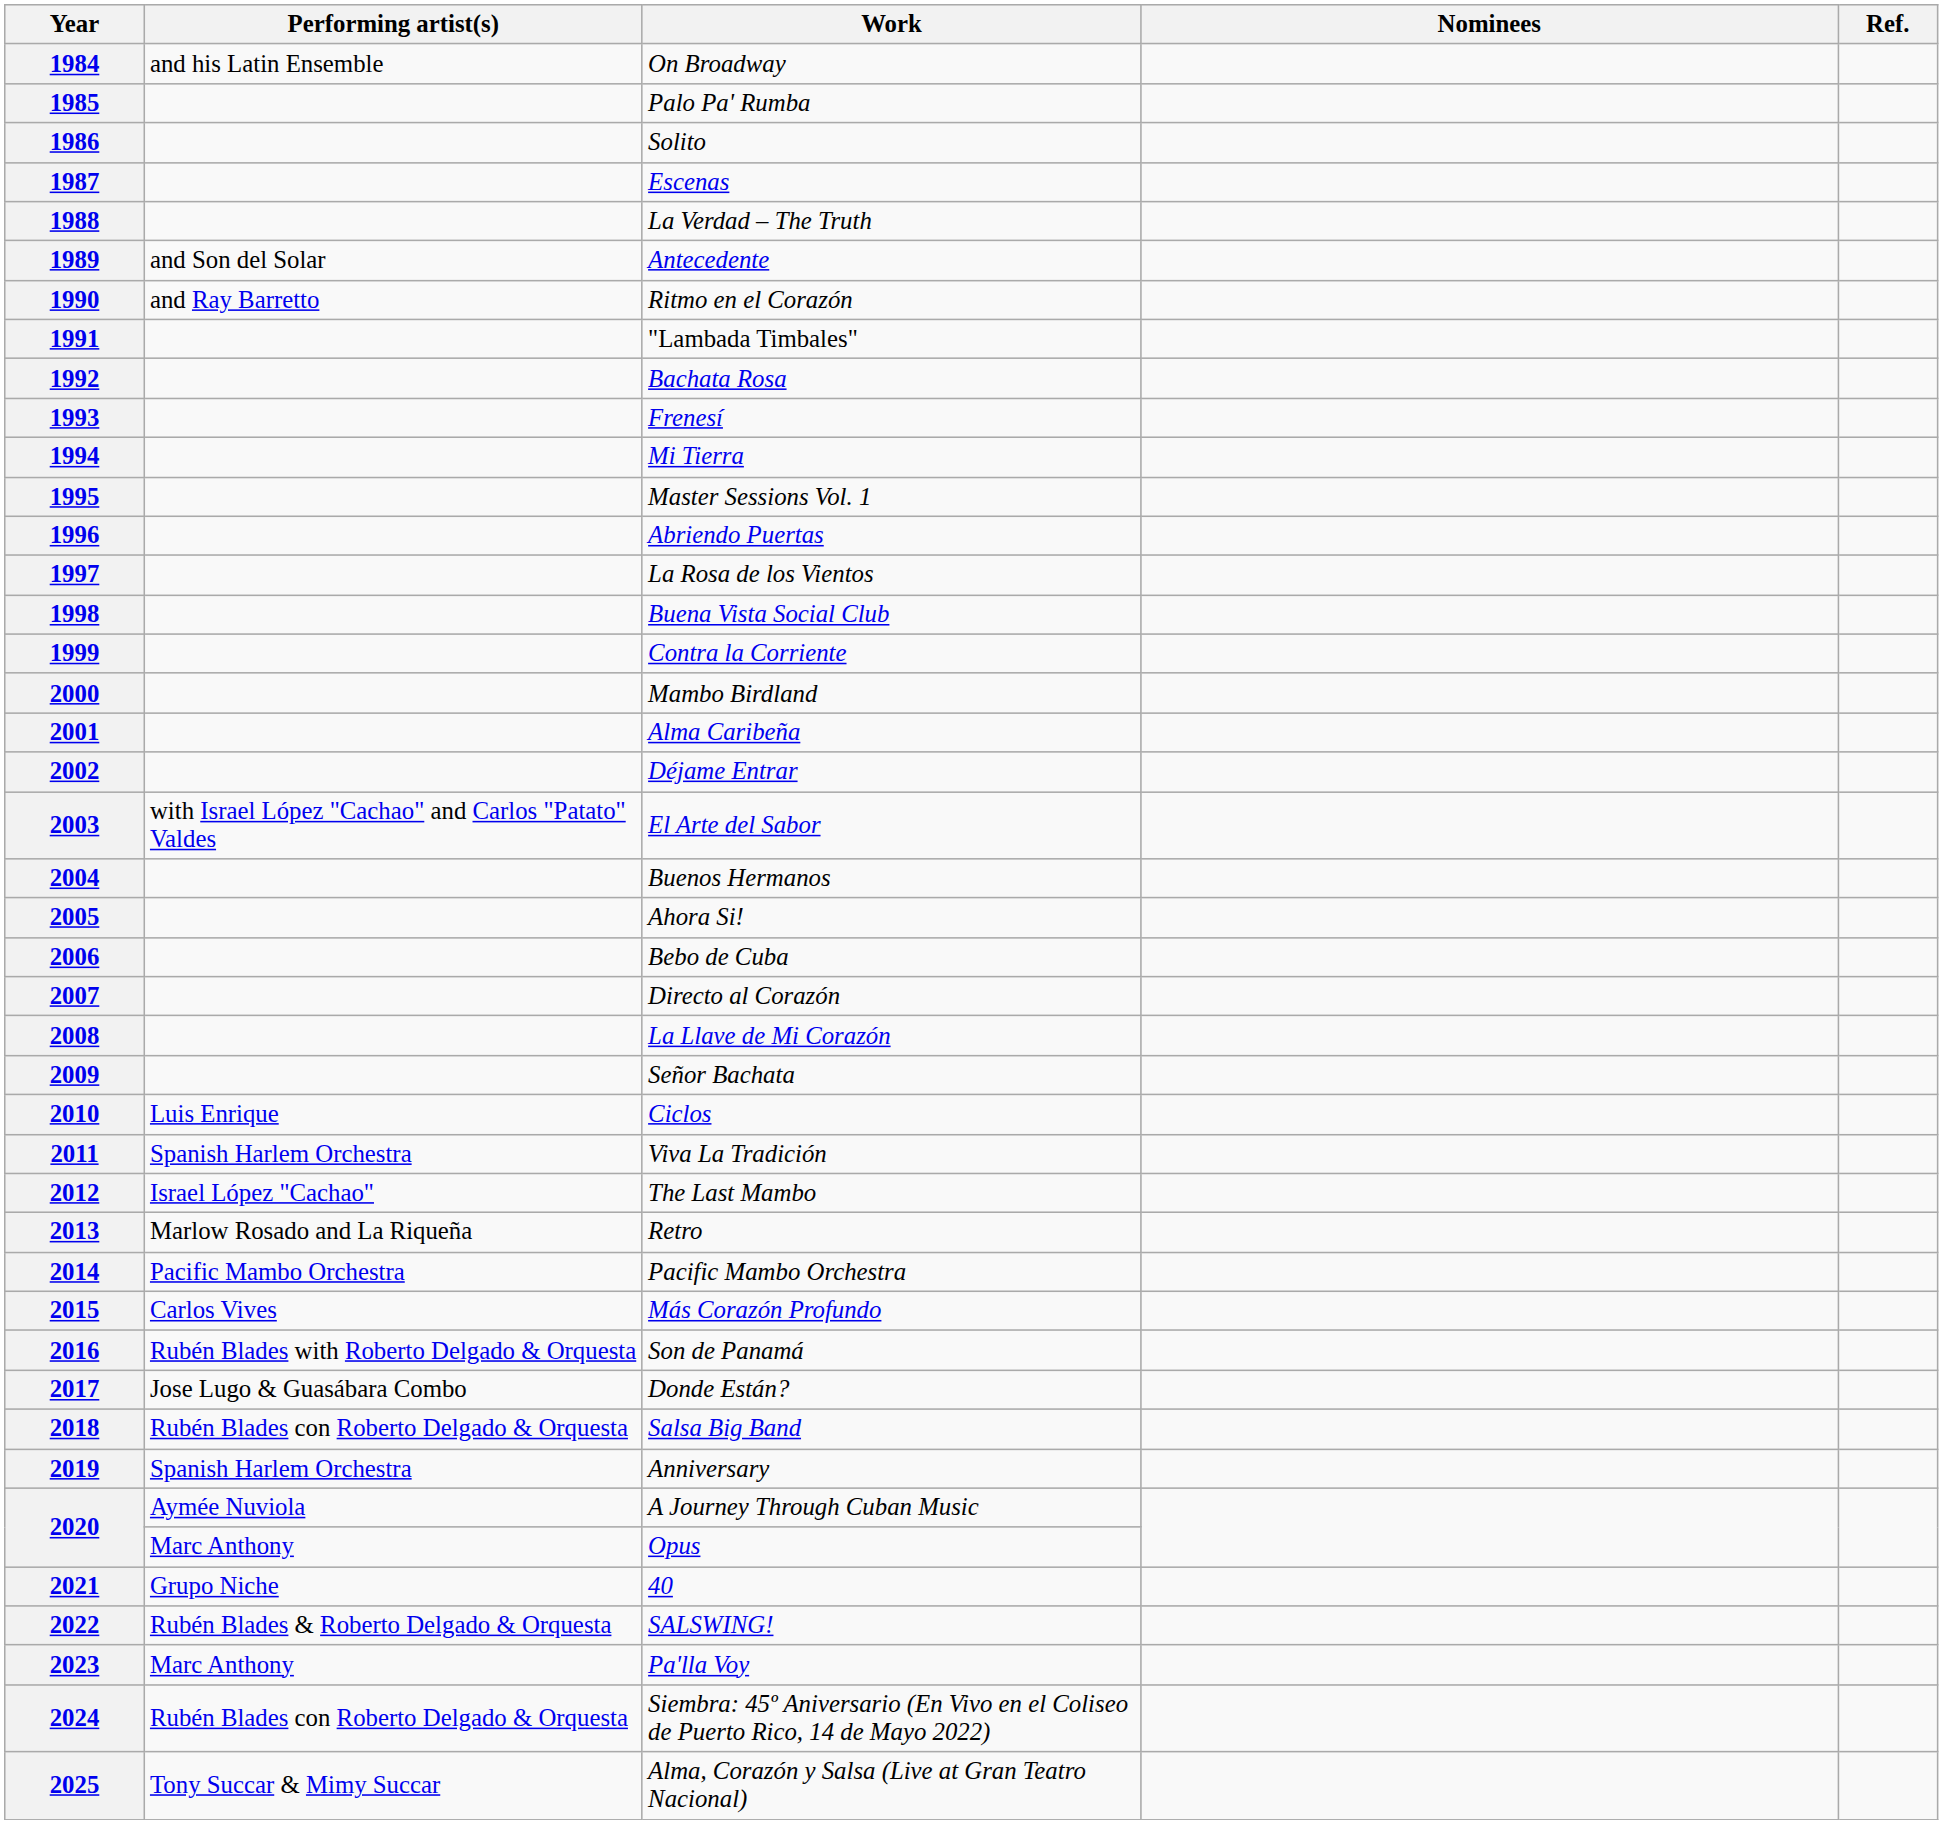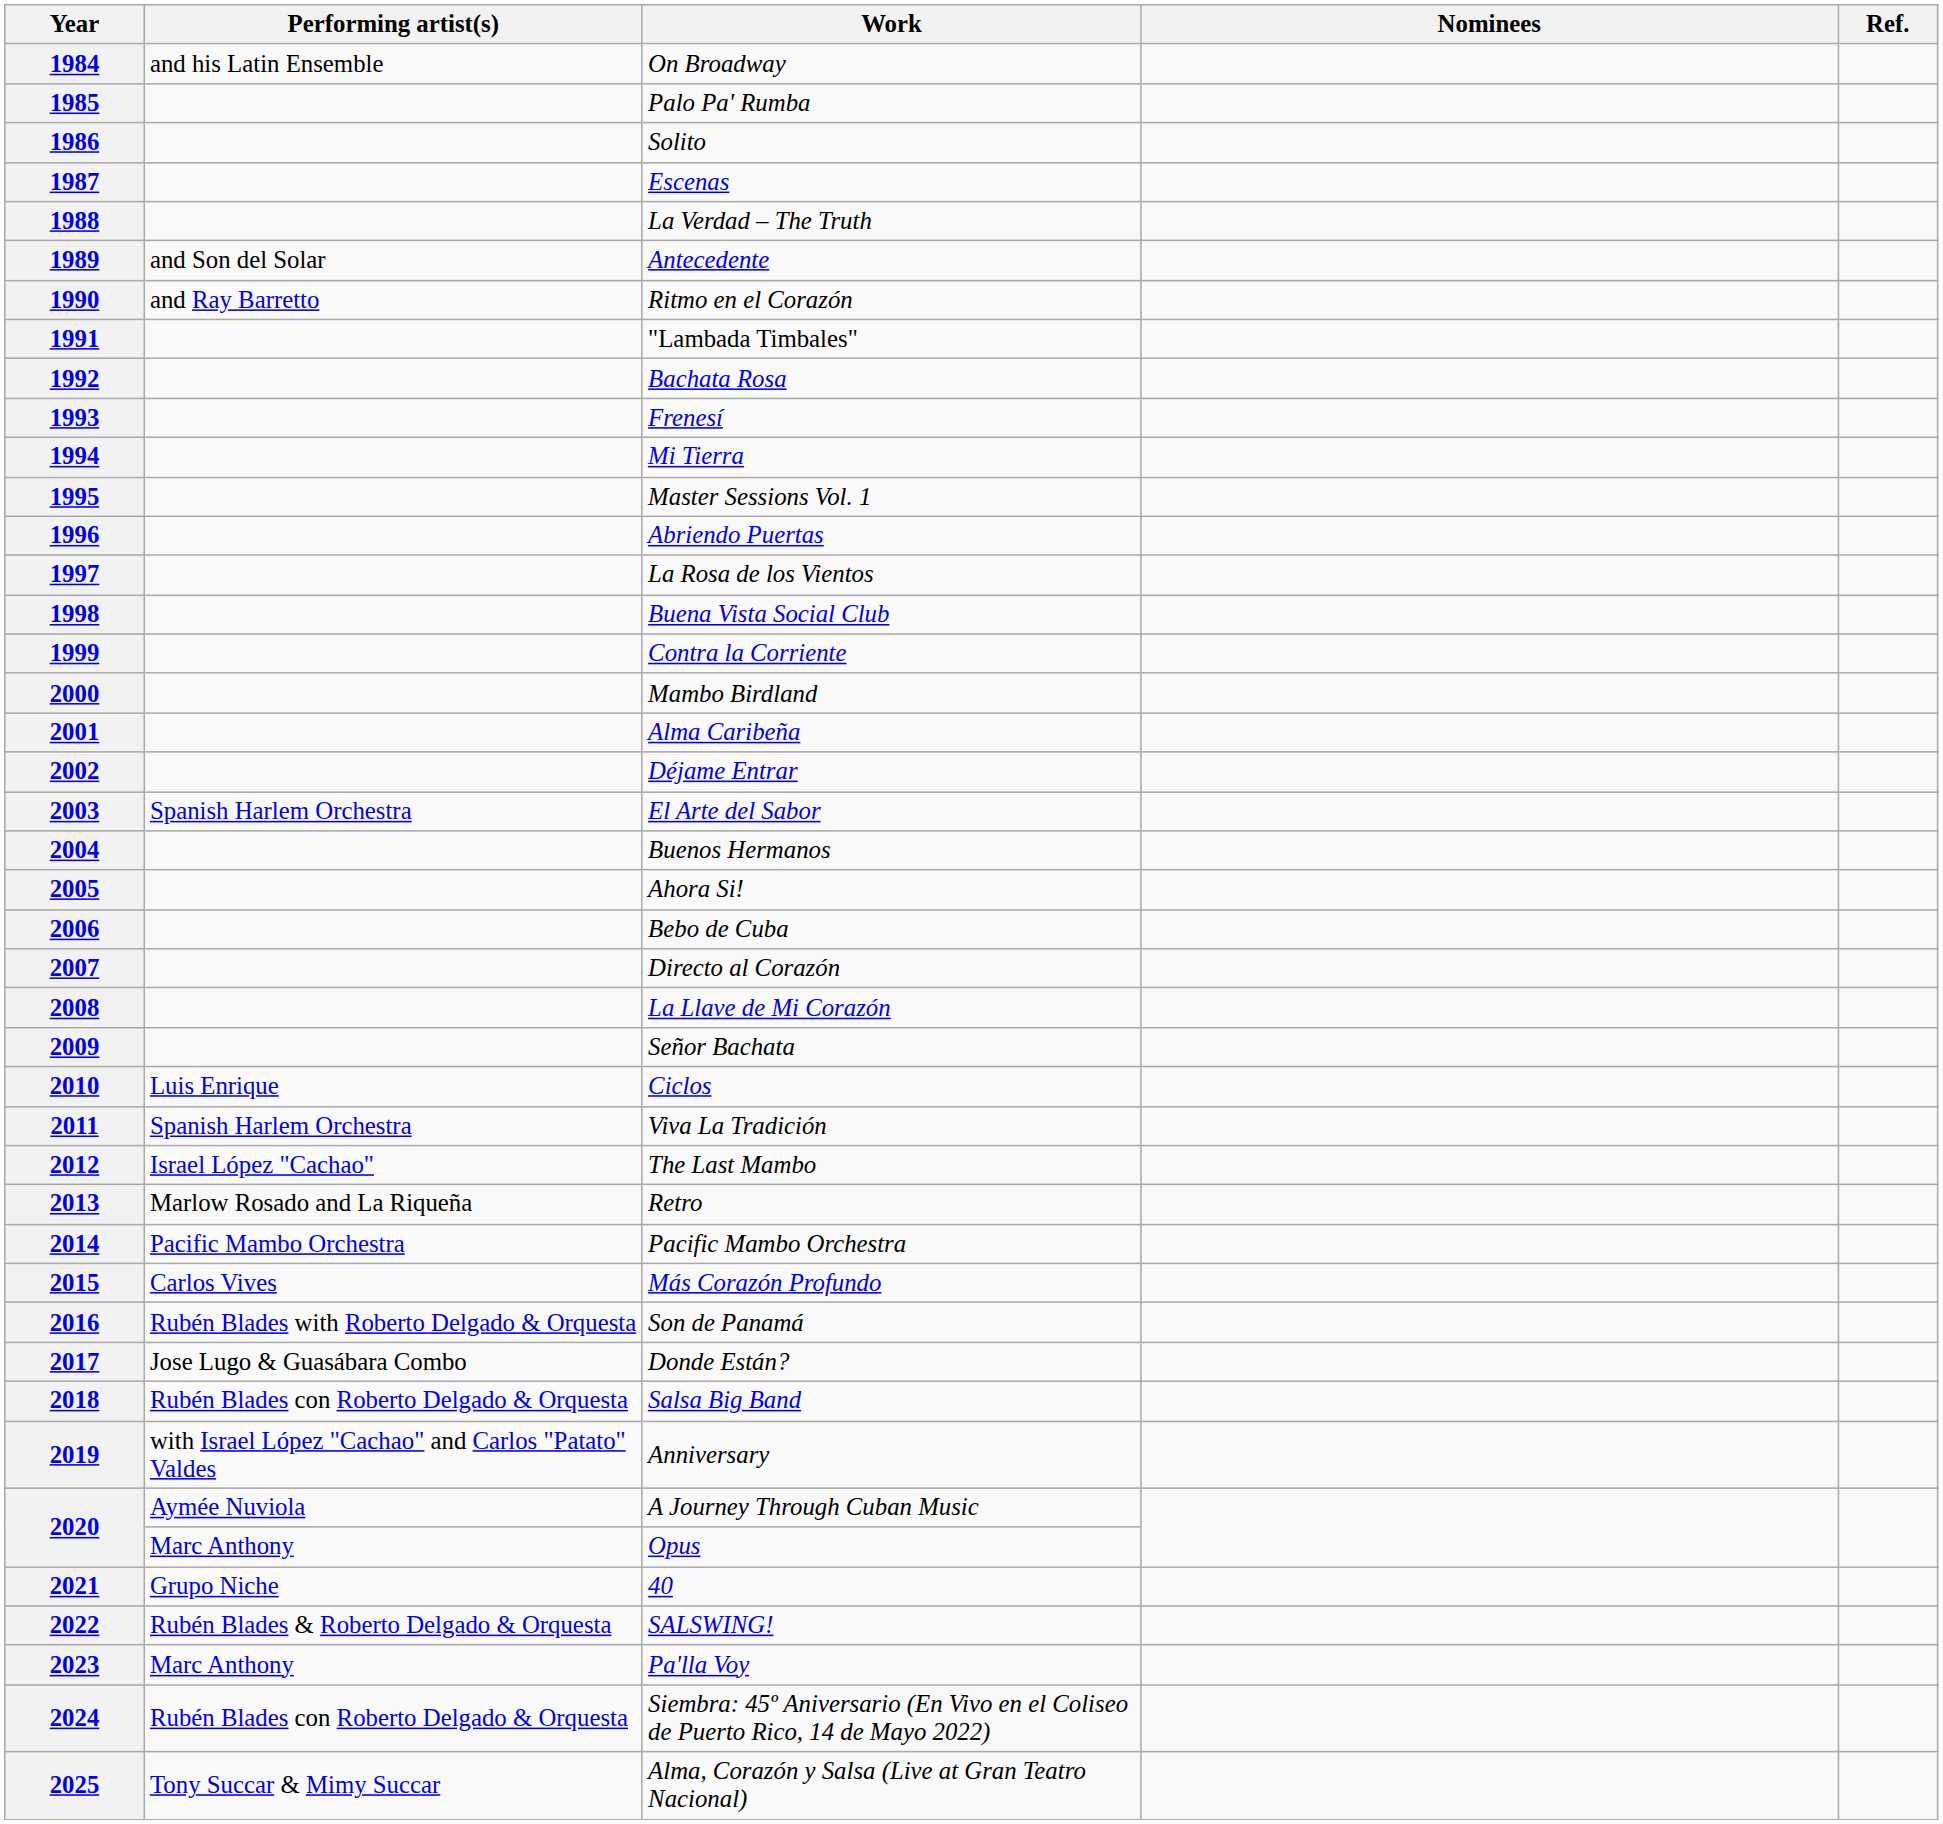(388, 824) with Israel López "Cachao" and Carlos "Patato" Valdes -> (281, 810) Spanish Harlem Orchestra
(281, 1467) Spanish Harlem Orchestra -> (388, 1454) with Israel López "Cachao" and Carlos "Patato" Valdes
